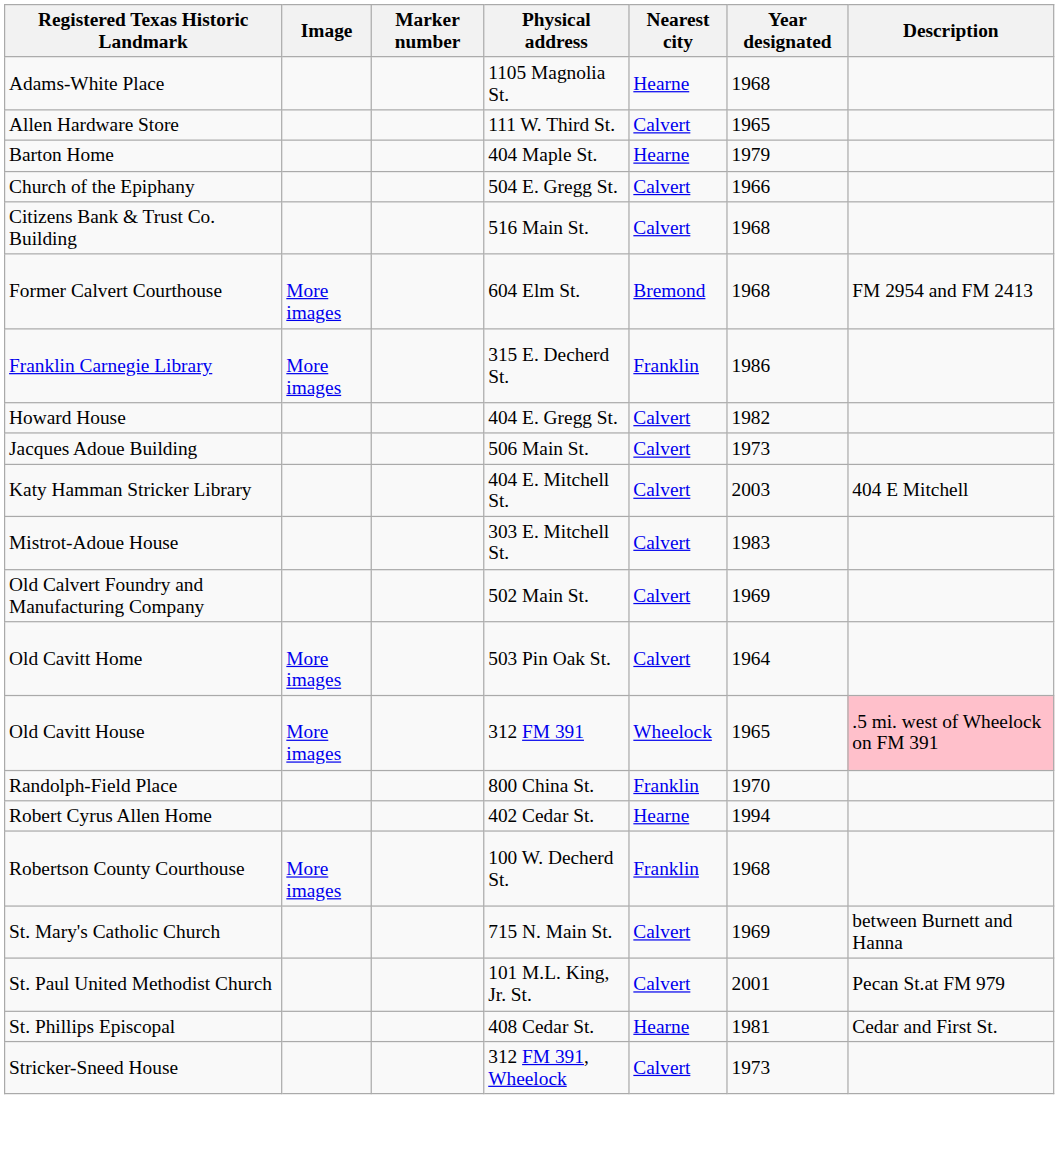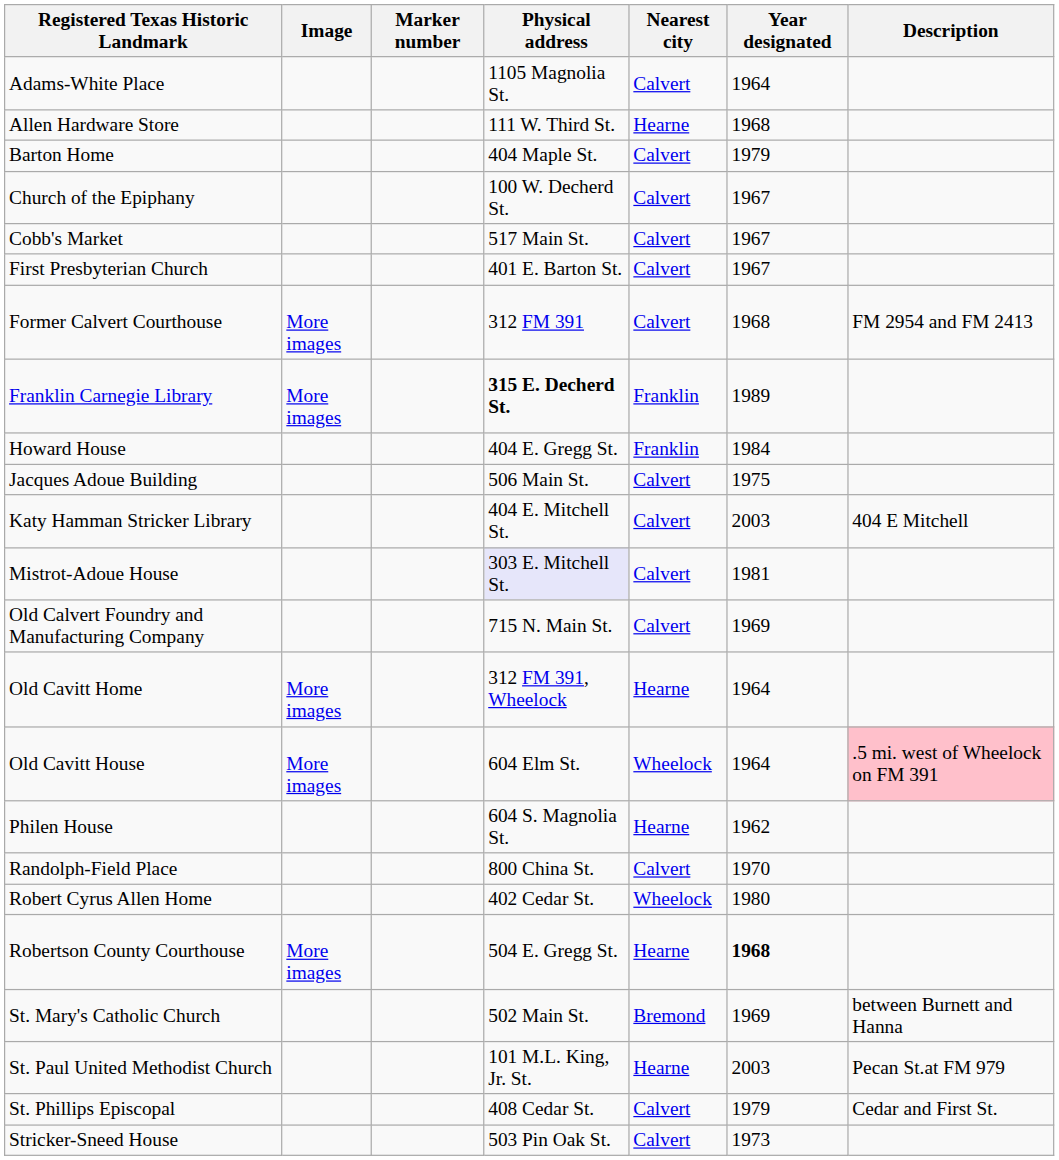(661, 83) Hearne -> (662, 83) Calvert
(751, 83) 1968 -> (751, 83) 1964
(662, 124) Calvert -> (661, 124) Hearne
(751, 124) 1965 -> (751, 124) 1968
(661, 155) Hearne -> (662, 155) Calvert
(553, 186) 504 E. Gregg St. -> (551, 197) 100 W. Decherd St.
(751, 186) 1966 -> (751, 197) 1967
- row: (112, 227)
+ row: (66, 238)
+ row: (109, 269)
(534, 291) 604 Elm St. -> (536, 321) 312 FM 391
(669, 291) Bremond -> (662, 321) Calvert
(549, 365) normal -> (551, 396) bold
(751, 365) 1986 -> (751, 396) 1989
(662, 417) Calvert -> (666, 448) Franklin
(751, 417) 1982 -> (751, 448) 1984
(751, 448) 1973 -> (751, 479) 1975
(549, 542) no background -> (549, 573) lavender background
(751, 542) 1983 -> (751, 573) 1981
(539, 595) 502 Main St. -> (550, 625) 715 N. Main St.
(550, 658) 503 Pin Oak St. -> (539, 689) 312 FM 391, Wheelock
(662, 658) Calvert -> (661, 689) Hearne
(536, 732) 312 FM 391 -> (534, 763) 604 Elm St.
(751, 732) 1965 -> (751, 763) 1964
+ row: (61, 826)
(666, 785) Franklin -> (662, 868) Calvert
(661, 816) Hearne -> (673, 899) Wheelock
(751, 816) 1994 -> (751, 899) 1980
(551, 868) 100 W. Decherd St. -> (553, 951) 504 E. Gregg St.
(666, 868) Franklin -> (661, 951) Hearne
(751, 868) normal -> (751, 951) bold
(550, 931) 715 N. Main St. -> (539, 1015) 502 Main St.
(662, 931) Calvert -> (669, 1015) Bremond
(662, 984) Calvert -> (661, 1067) Hearne
(751, 984) 2001 -> (751, 1067) 2003
(661, 1025) Hearne -> (662, 1109) Calvert
(751, 1025) 1981 -> (751, 1109) 1979
(539, 1067) 312 FM 391, Wheelock -> (550, 1139) 503 Pin Oak St.
